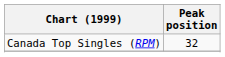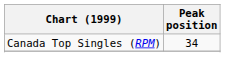(192, 43) 32 -> (192, 43) 34
